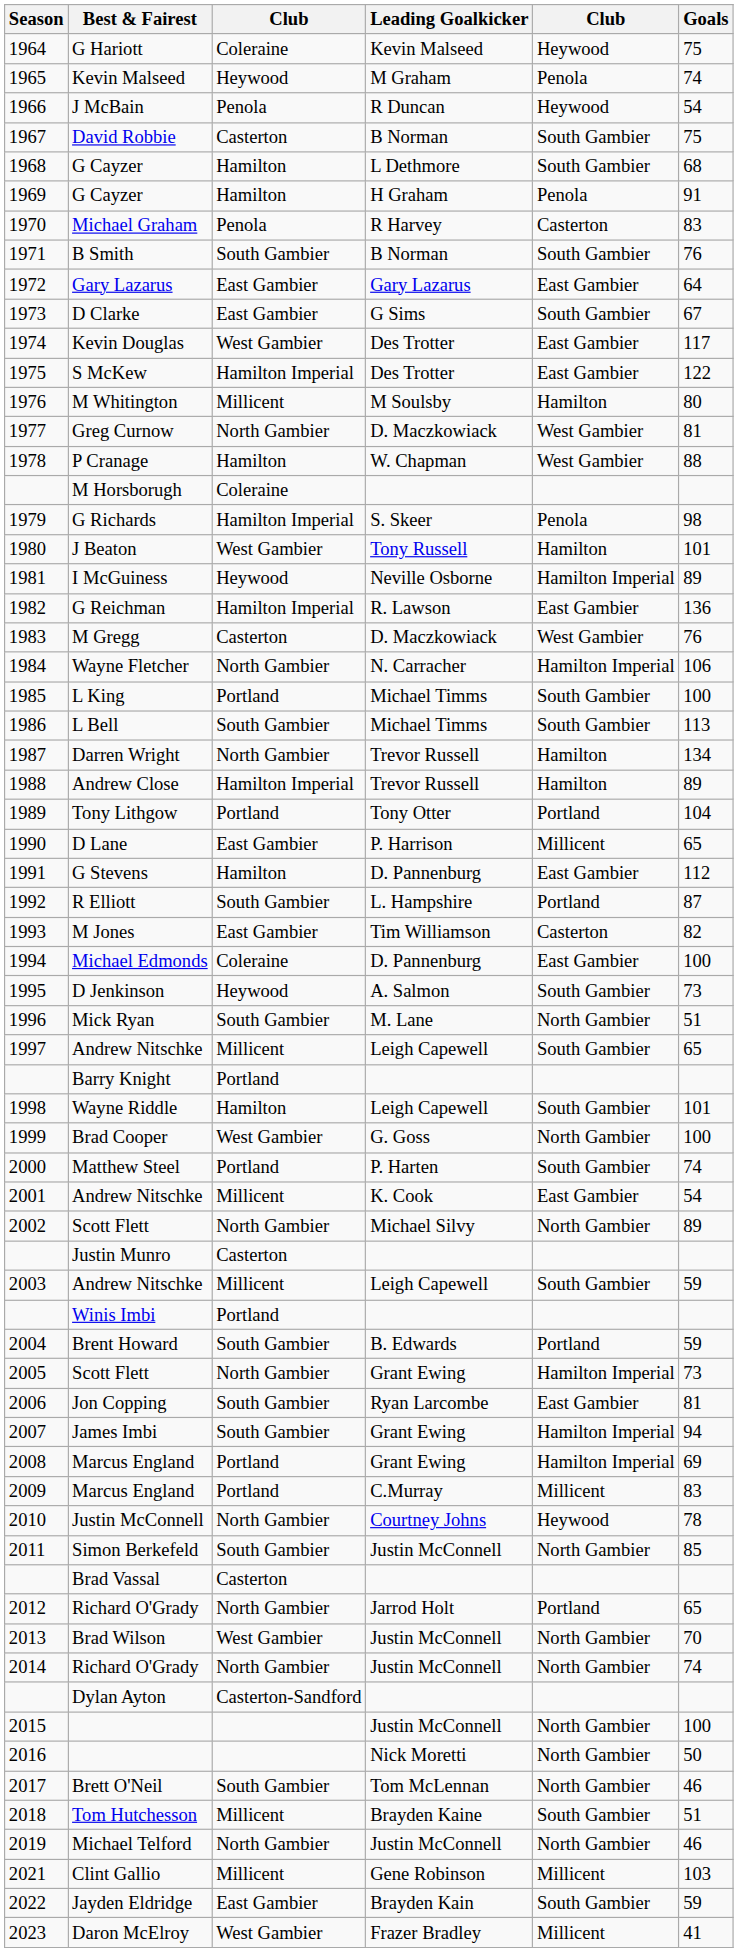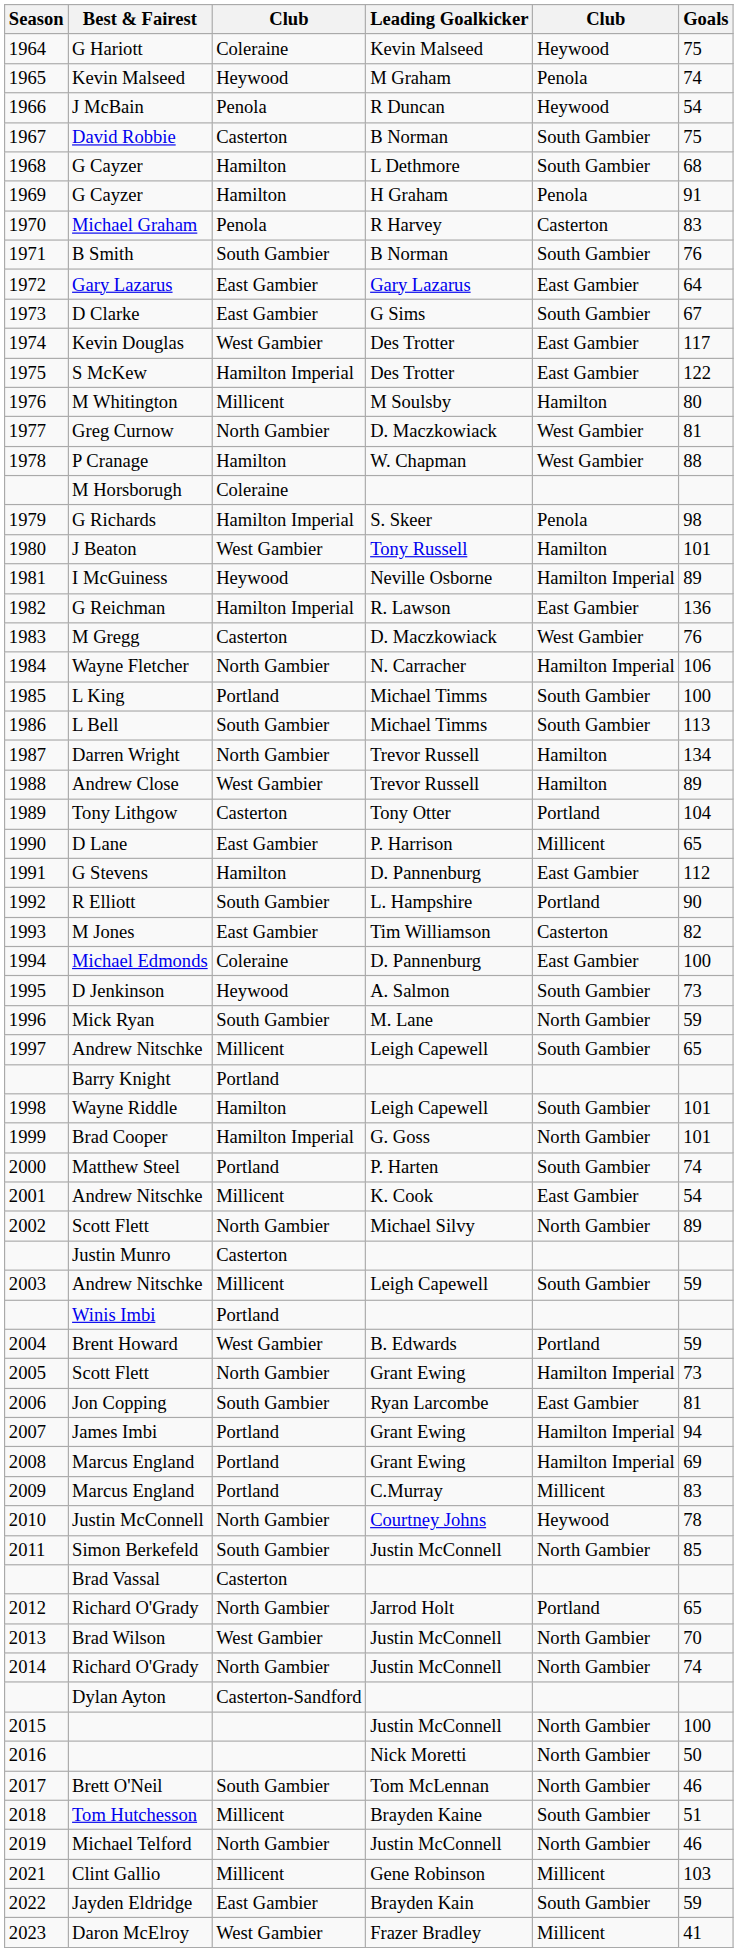(285, 784) Hamilton Imperial -> (269, 784) West Gambier
(248, 813) Portland -> (252, 813) Casterton
(692, 902) 87 -> (692, 902) 90
(692, 1020) 51 -> (692, 1020) 59
(269, 1137) West Gambier -> (285, 1137) Hamilton Imperial
(697, 1137) 100 -> (697, 1137) 101
(273, 1343) South Gambier -> (269, 1343) West Gambier
(273, 1432) South Gambier -> (248, 1432) Portland
